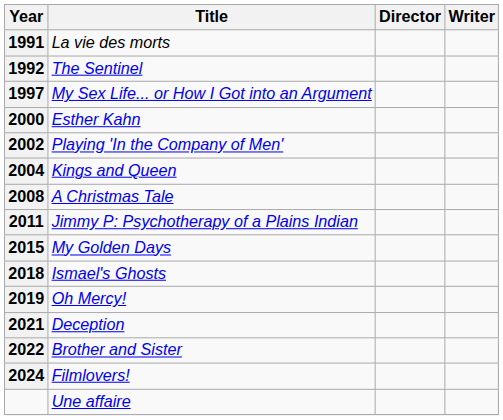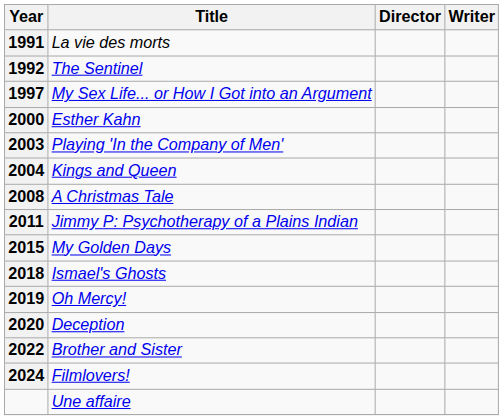(26, 145) 2002 -> (26, 145) 2003
(26, 324) 2021 -> (26, 324) 2020
